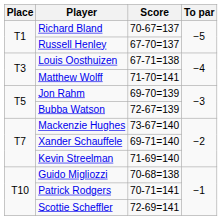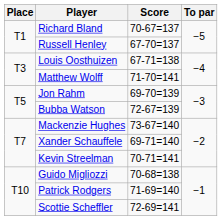(155, 158) 71-69=140 -> (155, 158) 70-71=141
(155, 191) 70-71=141 -> (155, 191) 71-69=140
